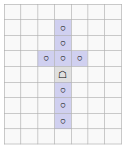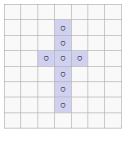- row: (46, 74)
